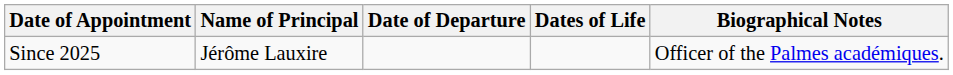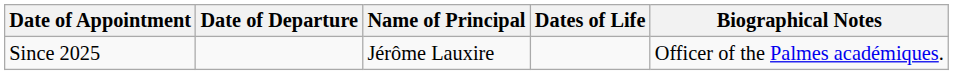columns swapped: (447, 20) <-> (279, 20)
